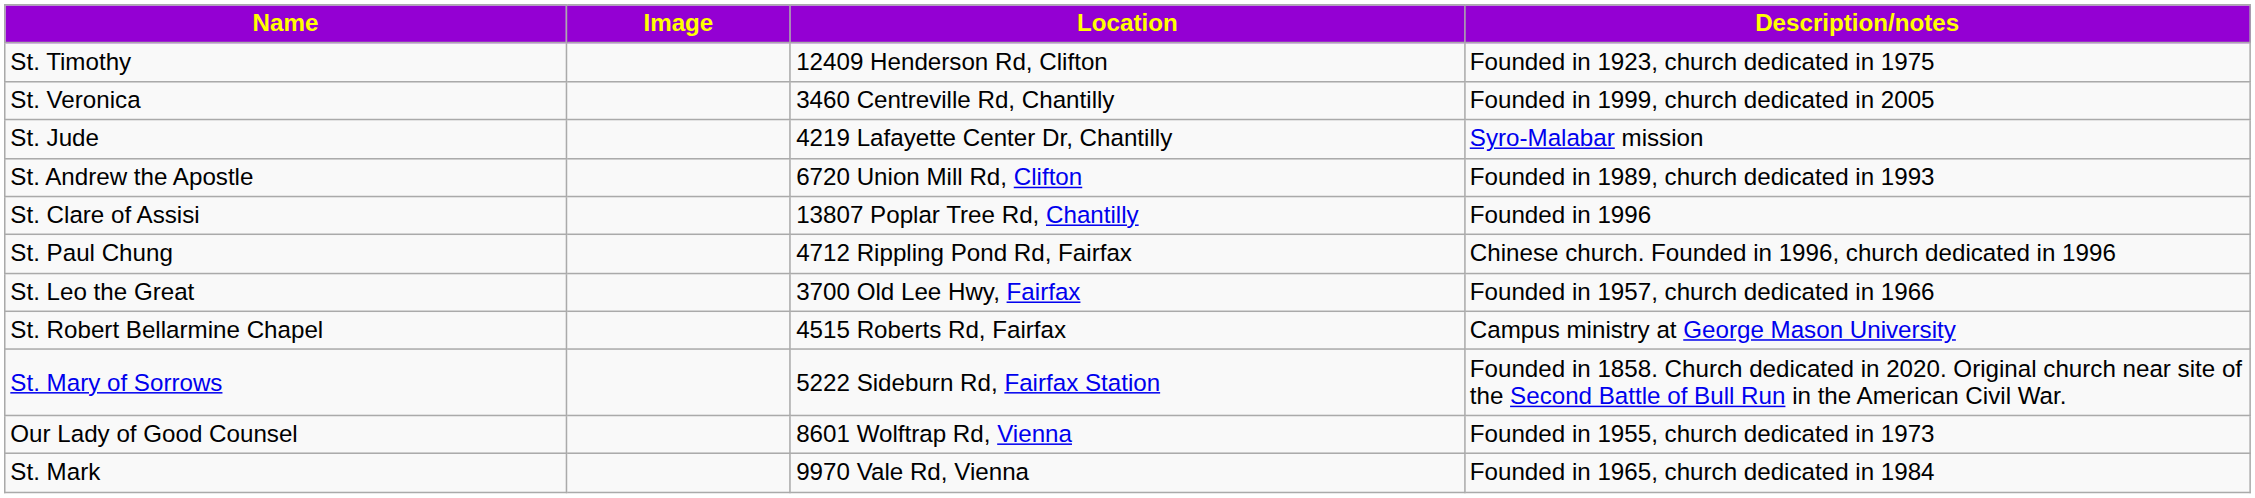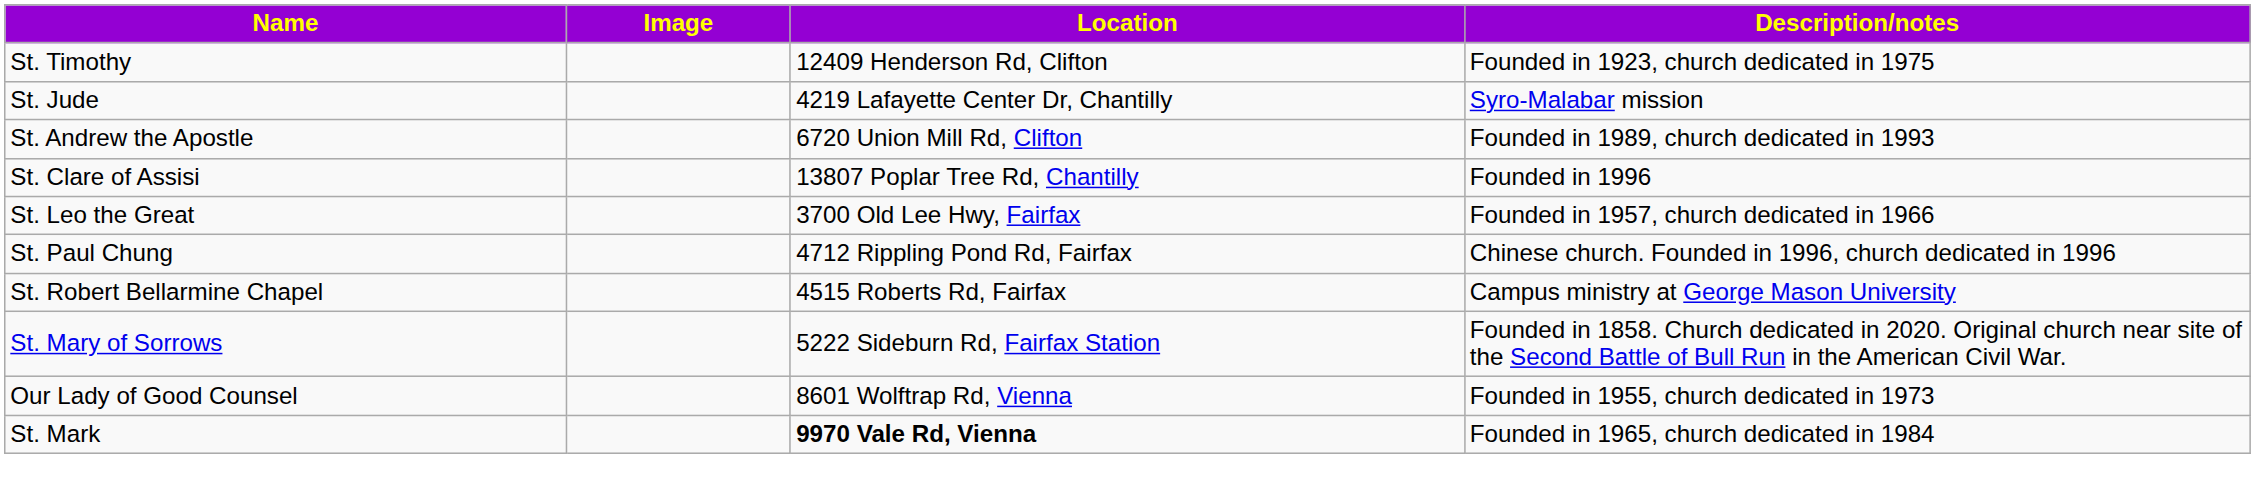- row: (75, 100)
rows swapped: (102, 291) <-> (92, 253)
(913, 472) normal -> (916, 434) bold
